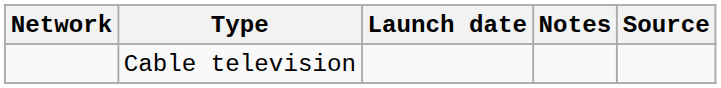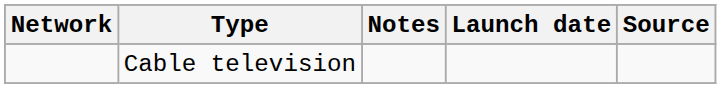columns swapped: (447, 25) <-> (575, 25)
